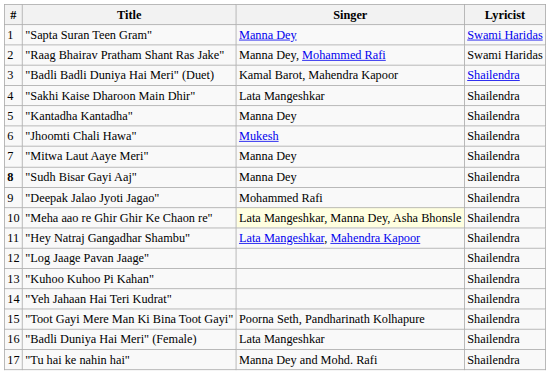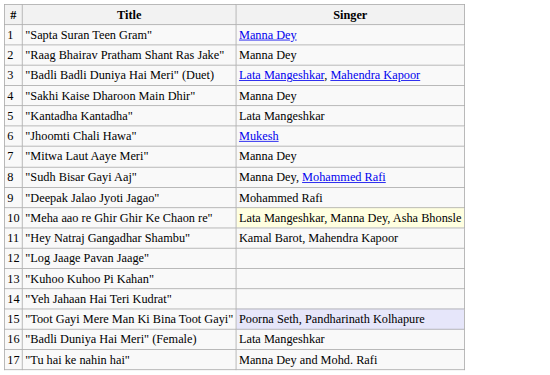- column: (505, 14)
(312, 55) Manna Dey, Mohammed Rafi -> (268, 55) Manna Dey
(319, 75) Kamal Barot, Mahendra Kapoor -> (330, 75) Lata Mangeshkar, Mahendra Kapoor
(282, 96) Lata Mangeshkar -> (268, 96) Manna Dey
(268, 116) Manna Dey -> (282, 116) Lata Mangeshkar
(10, 177) bold -> (10, 177) normal
(268, 177) Manna Dey -> (312, 177) Manna Dey, Mohammed Rafi
(330, 238) Lata Mangeshkar, Mahendra Kapoor -> (319, 238) Kamal Barot, Mahendra Kapoor
(332, 319) no background -> (332, 319) lavender background
